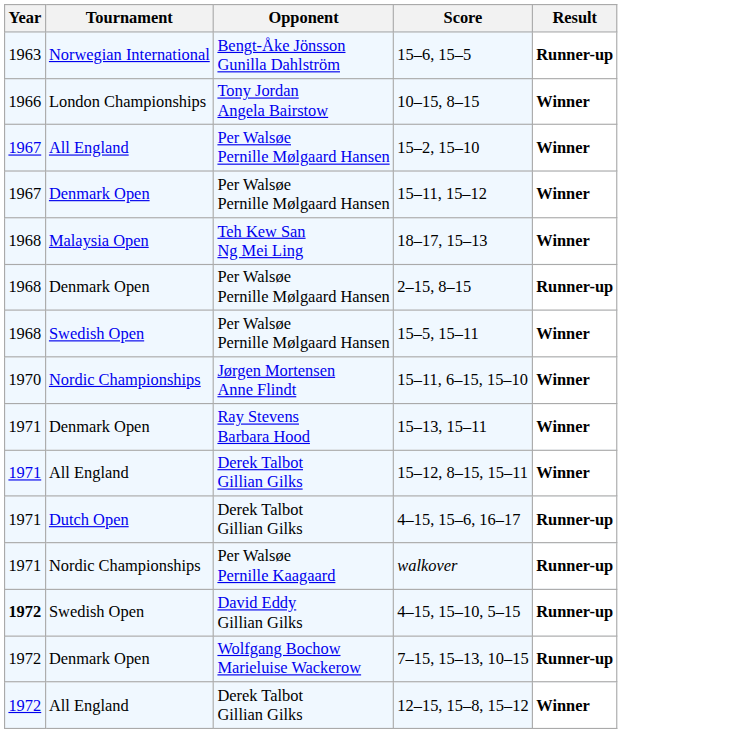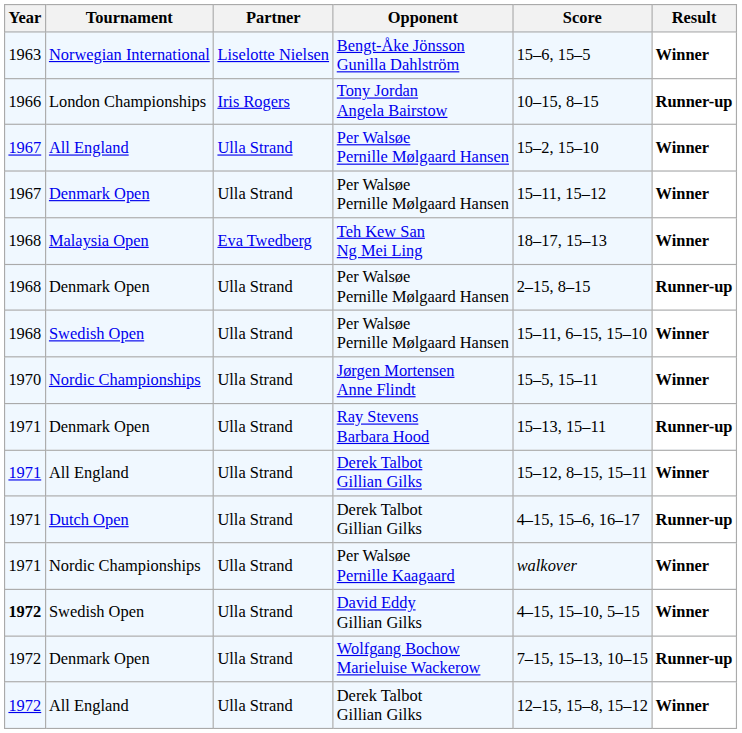+ column: (273, 18)
(575, 55) Runner-up -> (682, 55) Winner
(563, 101) Winner -> (694, 101) Runner-up
(438, 333) 15–5, 15–11 -> (582, 333) 15–11, 6–15, 15–10
(463, 380) 15–11, 6–15, 15–10 -> (557, 380) 15–5, 15–11
(563, 426) Winner -> (694, 426) Runner-up
(575, 566) Runner-up -> (682, 566) Winner
(575, 612) Runner-up -> (682, 612) Winner
